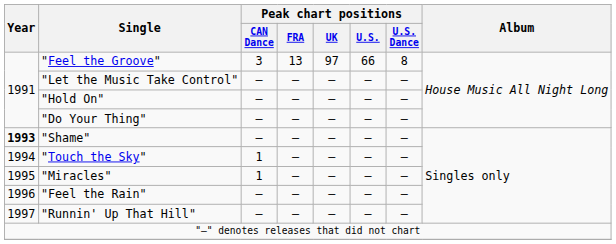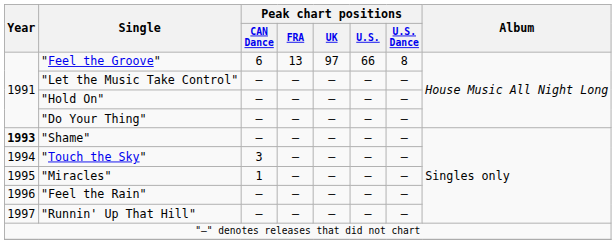(259, 61) 3 -> (259, 61) 6
(259, 157) 1 -> (259, 157) 3
